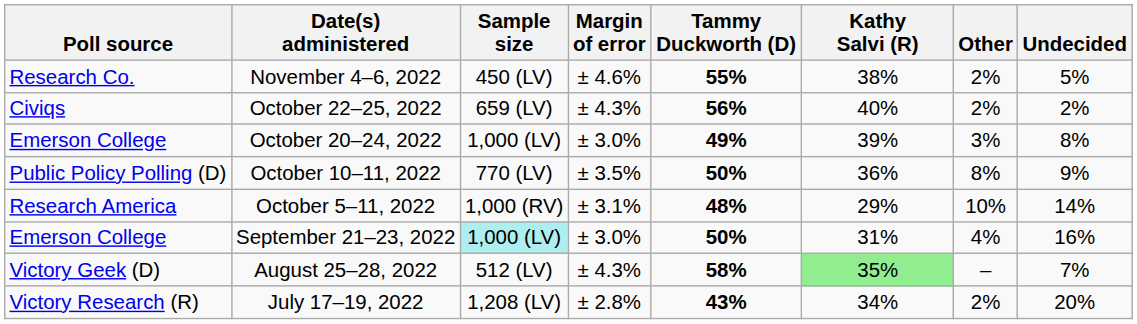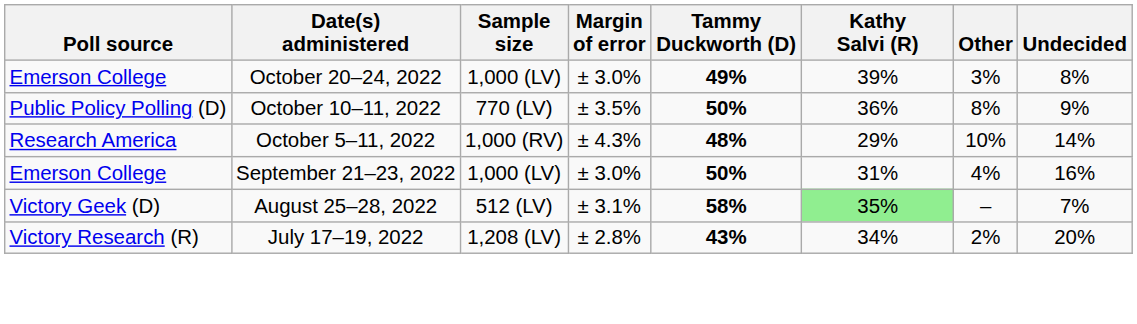- row: (346, 76)
- row: (346, 109)
(609, 205) ± 3.1% -> (609, 141) ± 4.3%
(514, 238) paleturquoise background -> (514, 173) no background
(609, 270) ± 4.3% -> (609, 205) ± 3.1%
